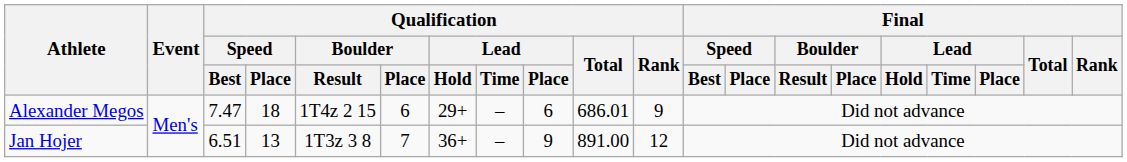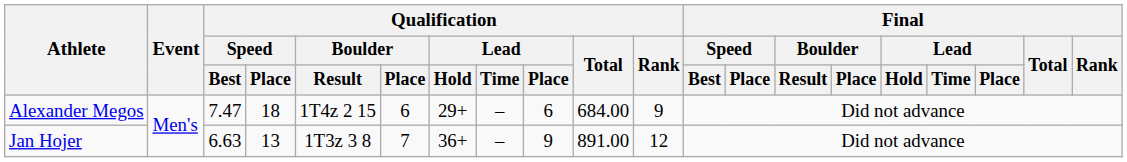(603, 110) 686.01 -> (603, 110) 684.00
(225, 141) 6.51 -> (225, 141) 6.63
